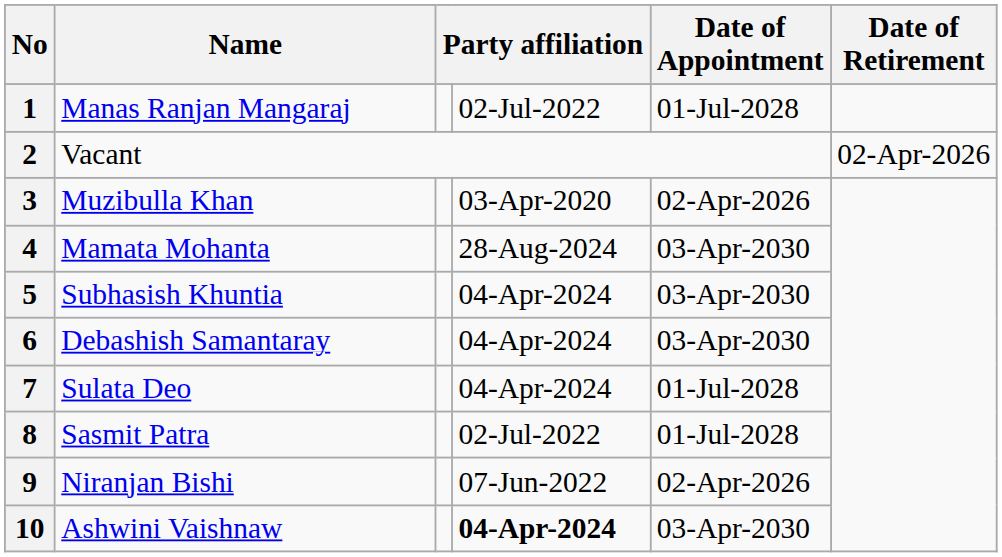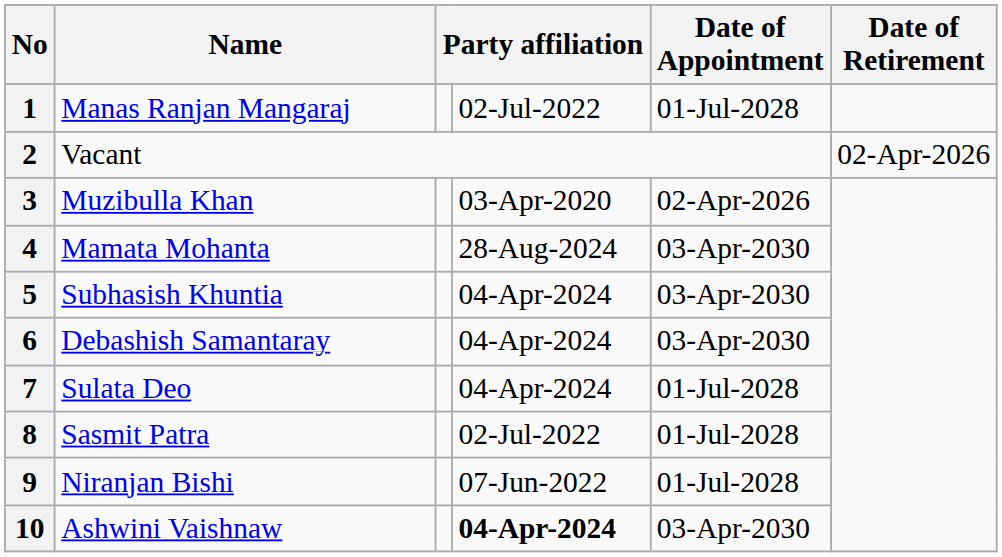(733, 481) 02-Apr-2026 -> (728, 481) 01-Jul-2028
